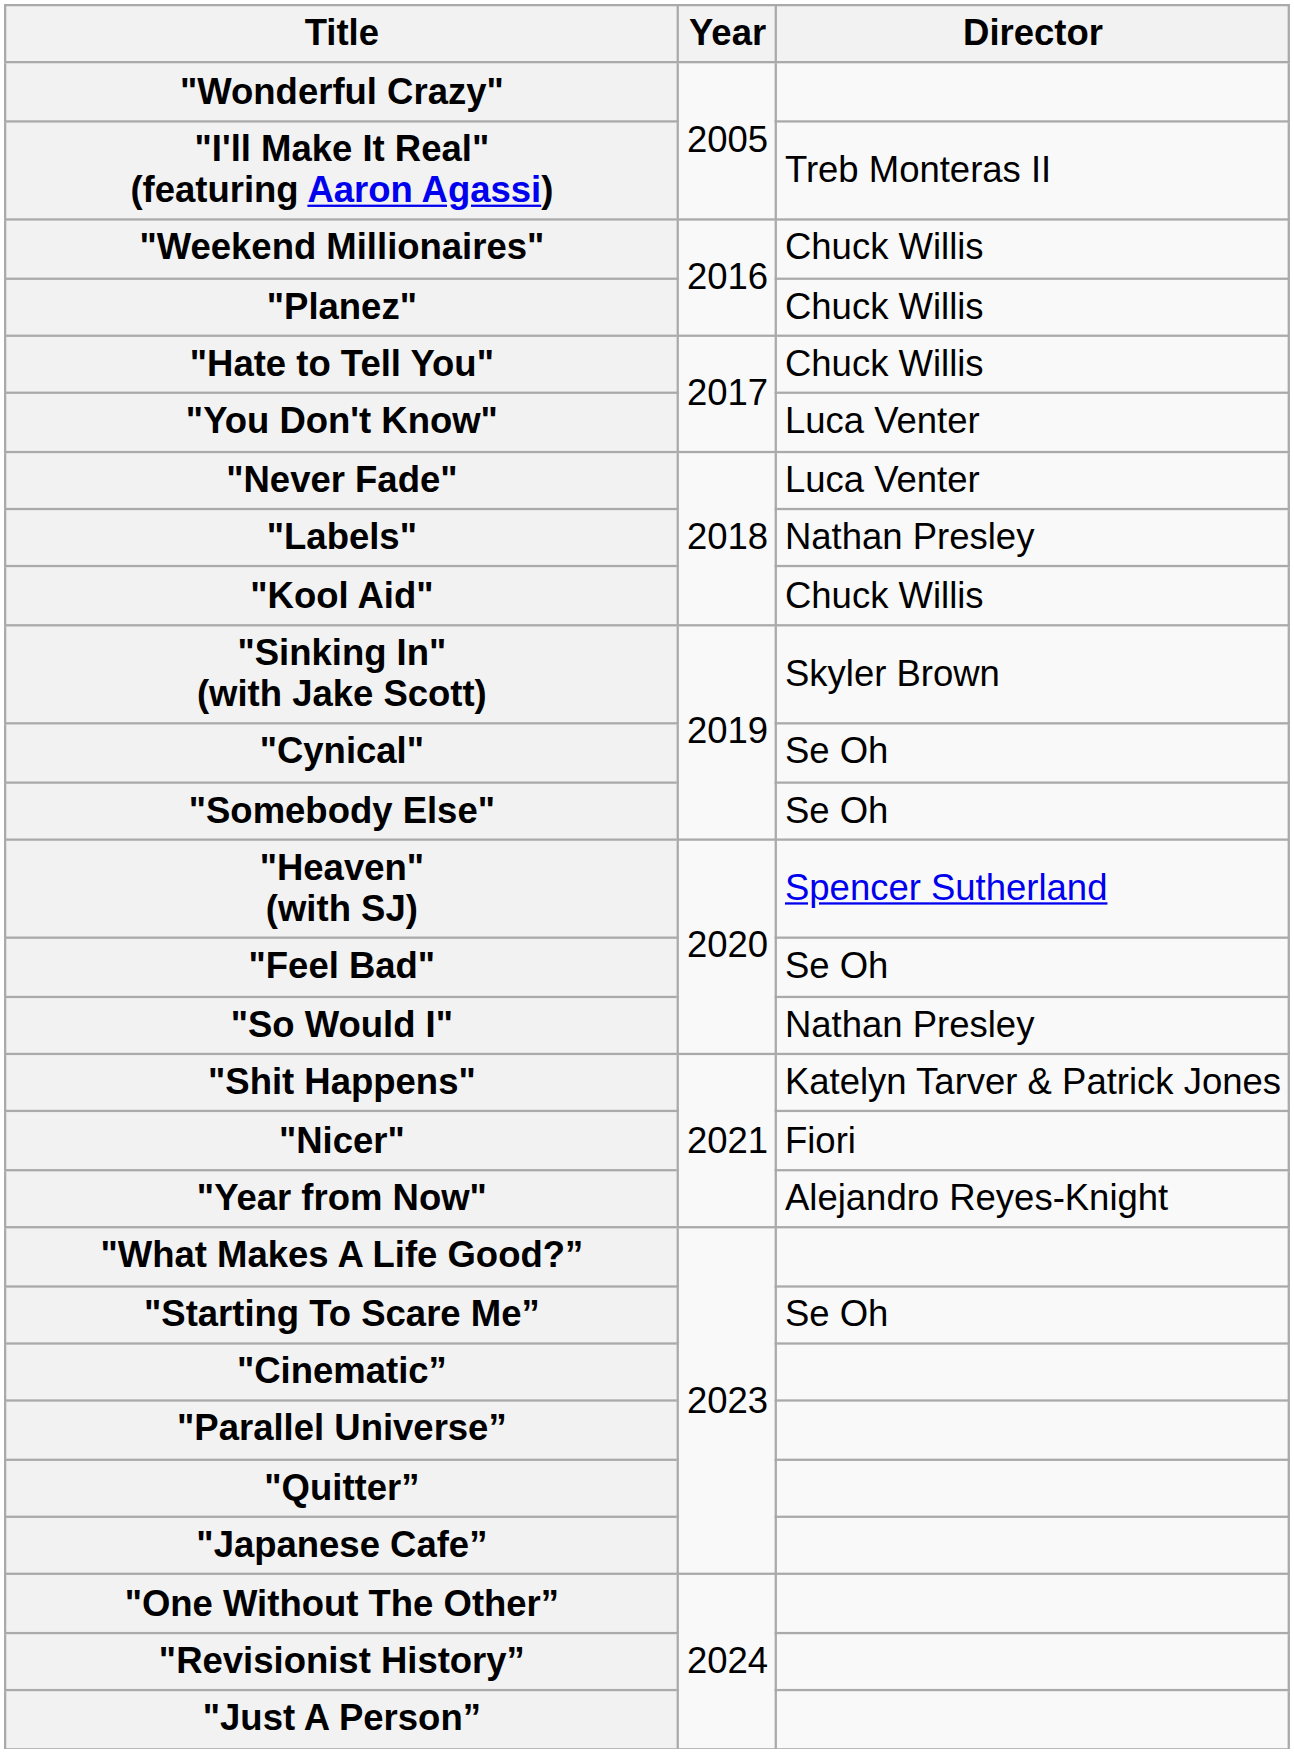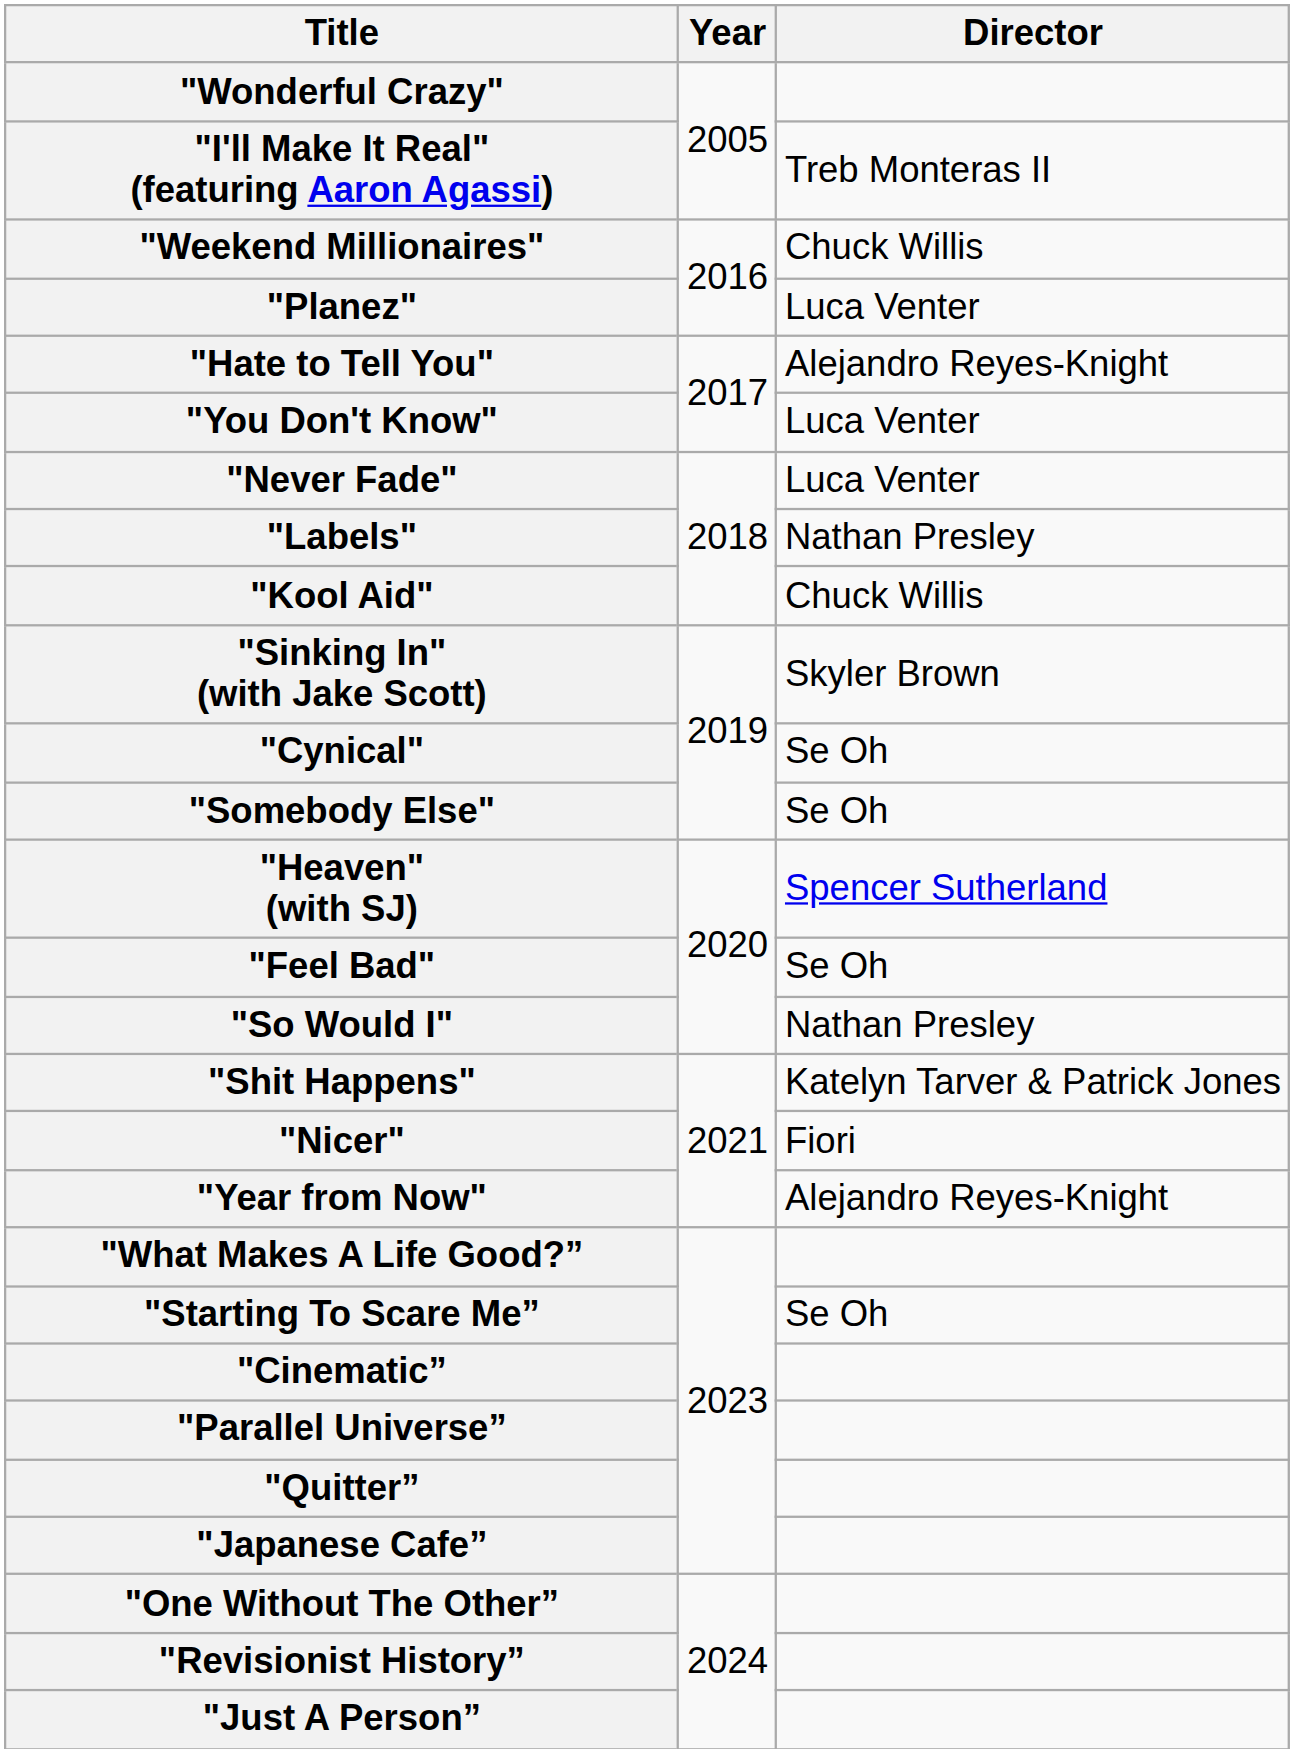(884, 305) Chuck Willis -> (882, 305) Luca Venter
(884, 363) Chuck Willis -> (977, 363) Alejandro Reyes-Knight
